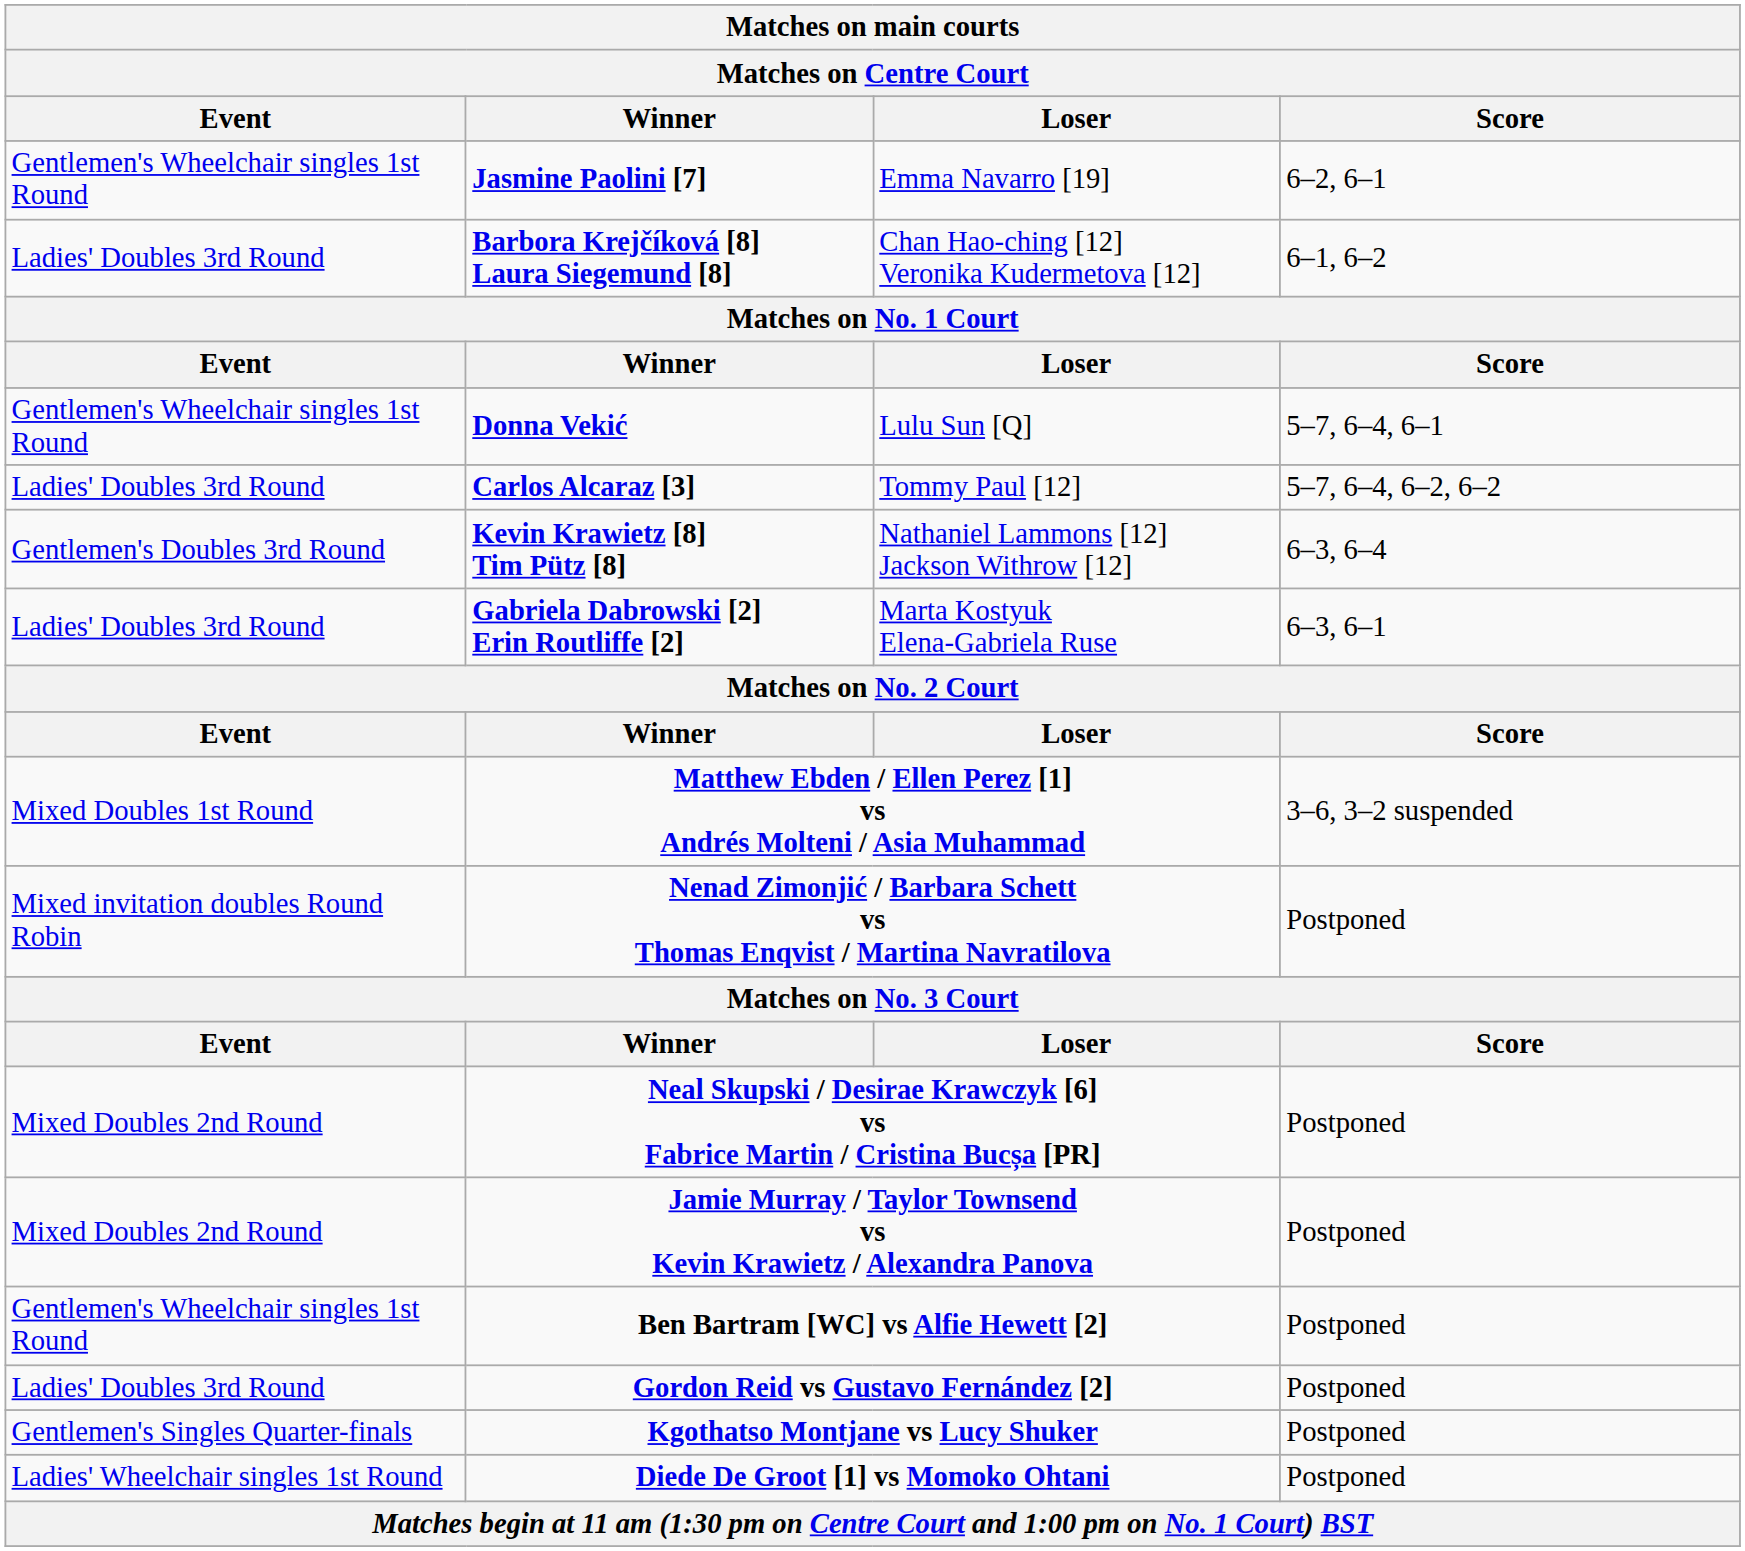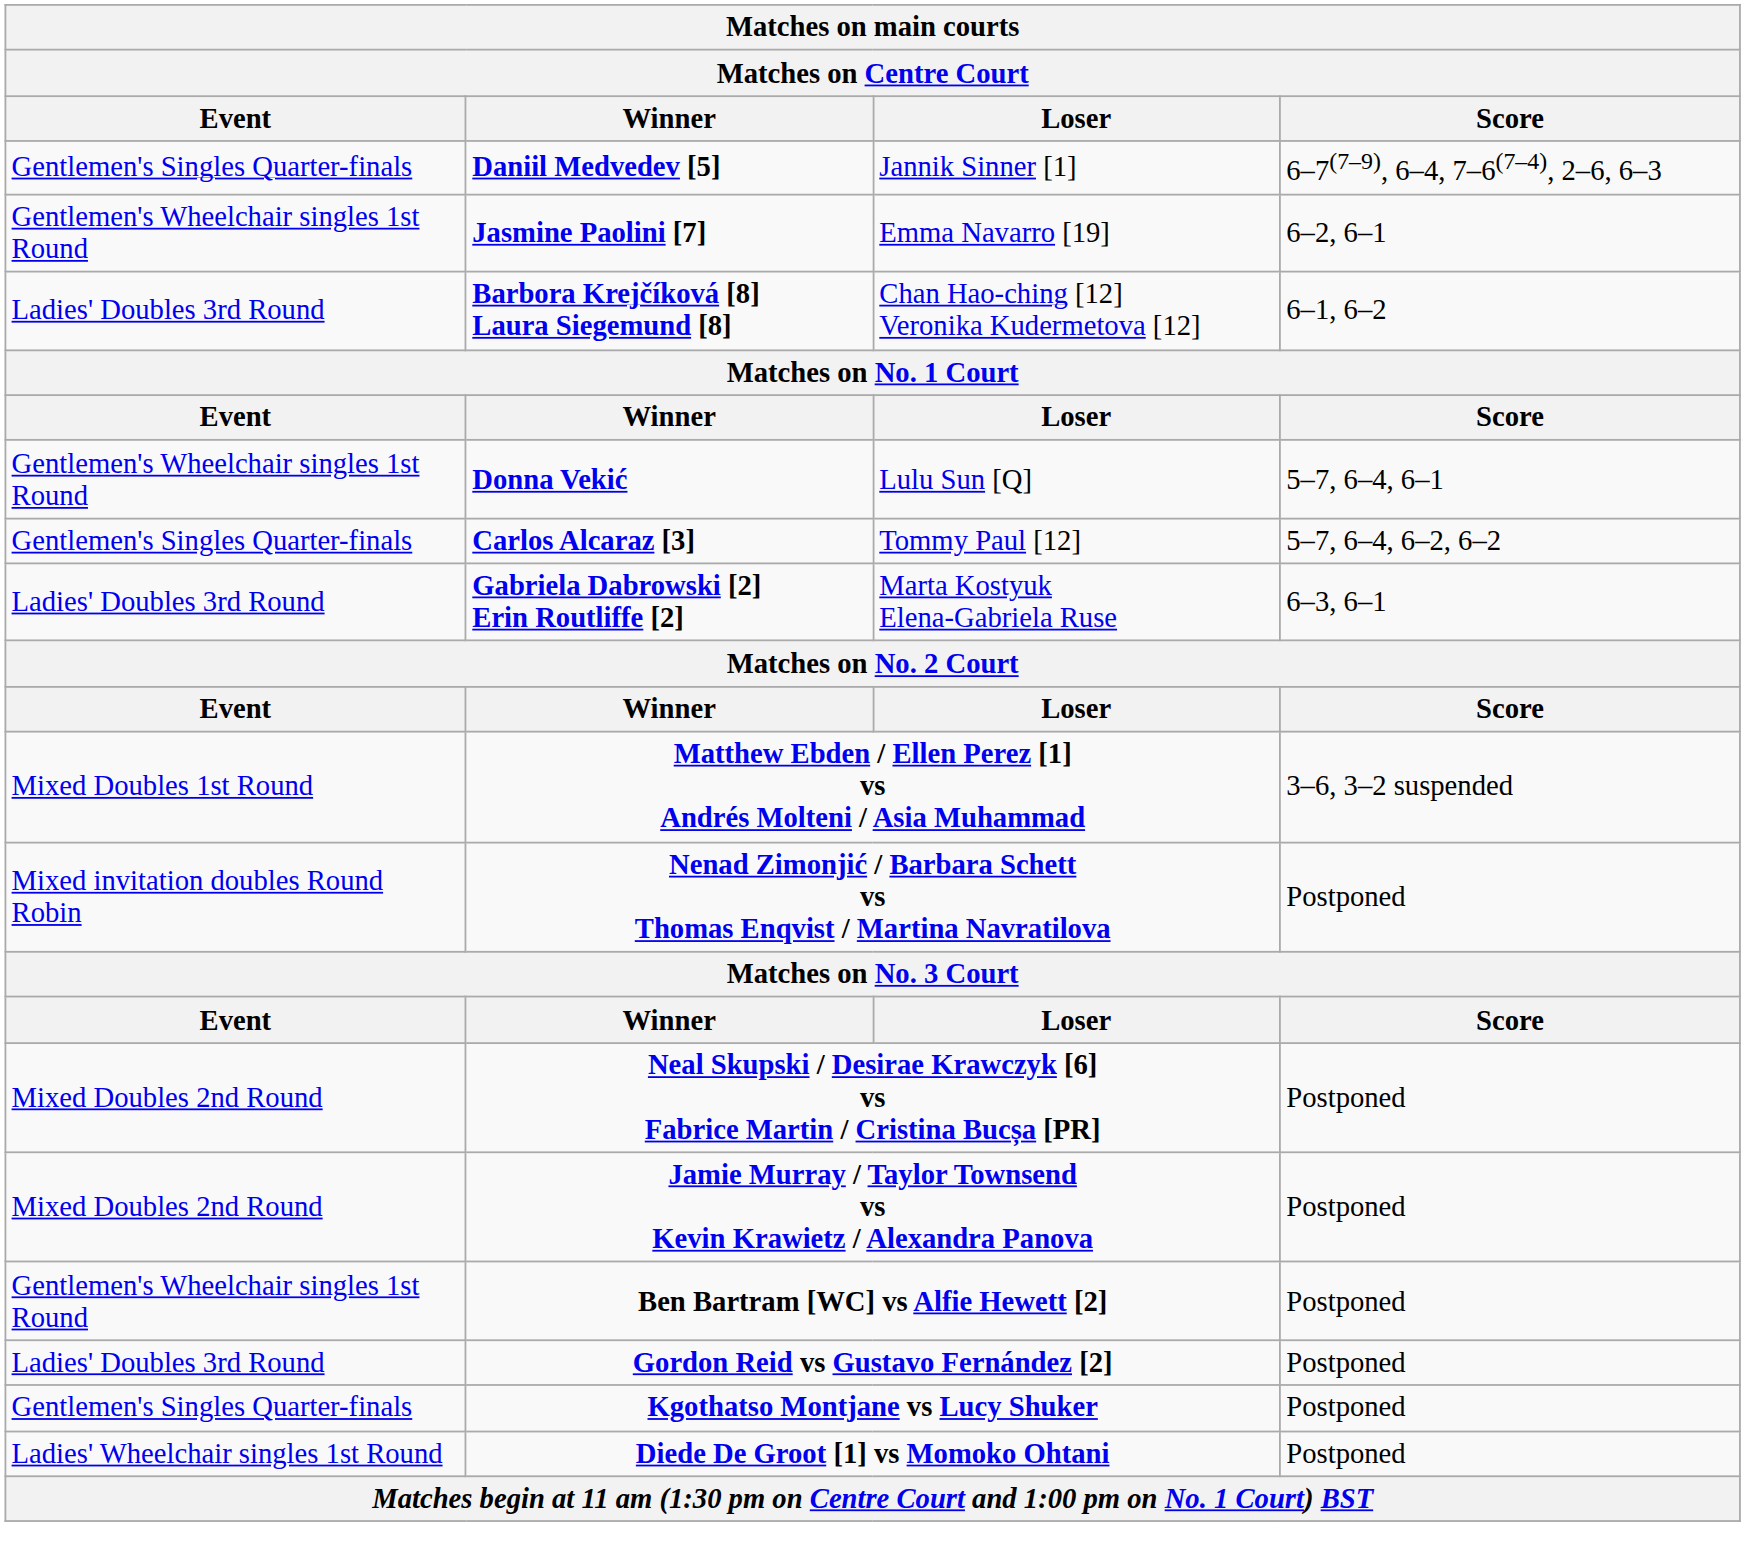+ row: (596, 167)
(168, 487) Ladies' Doubles 3rd Round -> (212, 540) Gentlemen's Singles Quarter-finals
- row: (589, 548)
